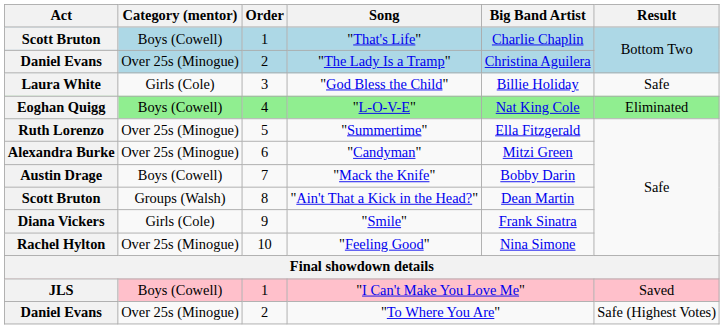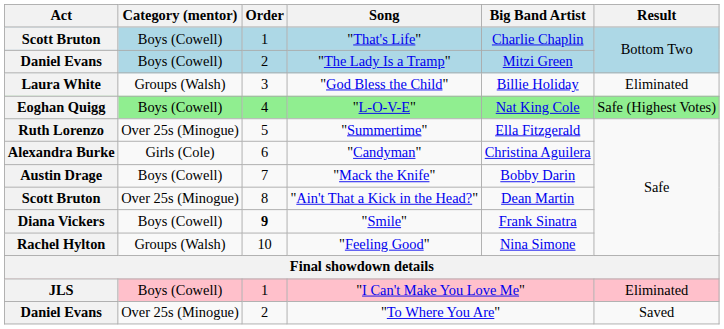(180, 61) Over 25s (Minogue) -> (180, 61) Boys (Cowell)
(538, 61) Christina Aguilera -> (538, 61) Mitzi Green
(180, 84) Girls (Cole) -> (180, 84) Groups (Walsh)
(657, 84) Safe -> (657, 84) Eliminated
(657, 107) Eliminated -> (657, 107) Safe (Highest Votes)
(180, 152) Over 25s (Minogue) -> (180, 152) Girls (Cole)
(538, 152) Mitzi Green -> (538, 152) Christina Aguilera
(180, 198) Groups (Walsh) -> (180, 198) Over 25s (Minogue)
(180, 221) Girls (Cole) -> (180, 221) Boys (Cowell)
(265, 221) normal -> (265, 221) bold
(180, 244) Over 25s (Minogue) -> (180, 244) Groups (Walsh)
(657, 289) Saved -> (657, 289) Eliminated
(657, 312) Safe (Highest Votes) -> (657, 312) Saved
